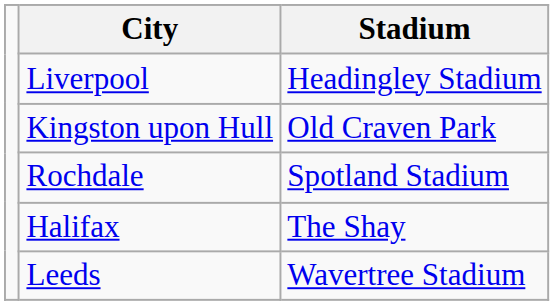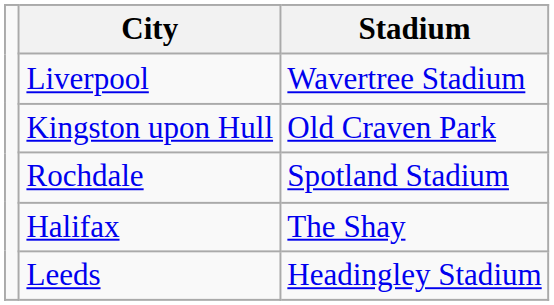(415, 78) Headingley Stadium -> (406, 78) Wavertree Stadium
(406, 275) Wavertree Stadium -> (415, 275) Headingley Stadium
